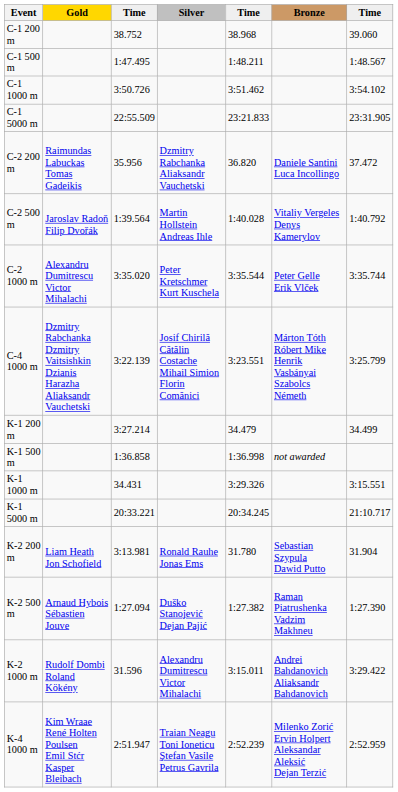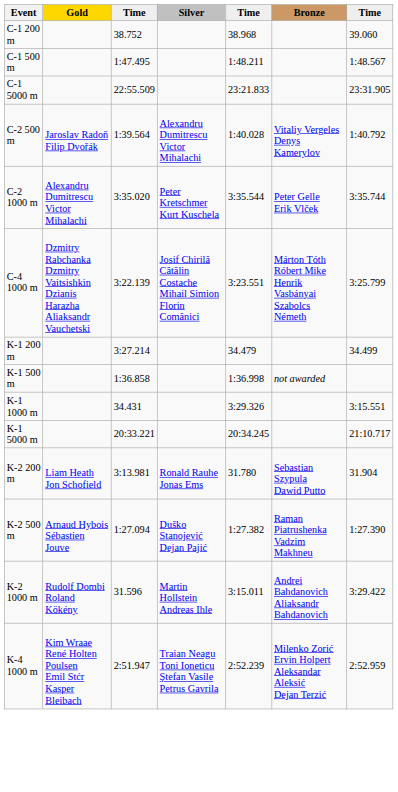- row: (22, 90)
- row: (23, 162)
(186, 225) Martin Hollstein Andreas Ihle -> (184, 140) Alexandru Dumitrescu Victor Mihalachi
(184, 676) Alexandru Dumitrescu Victor Mihalachi -> (186, 598) Martin Hollstein Andreas Ihle
